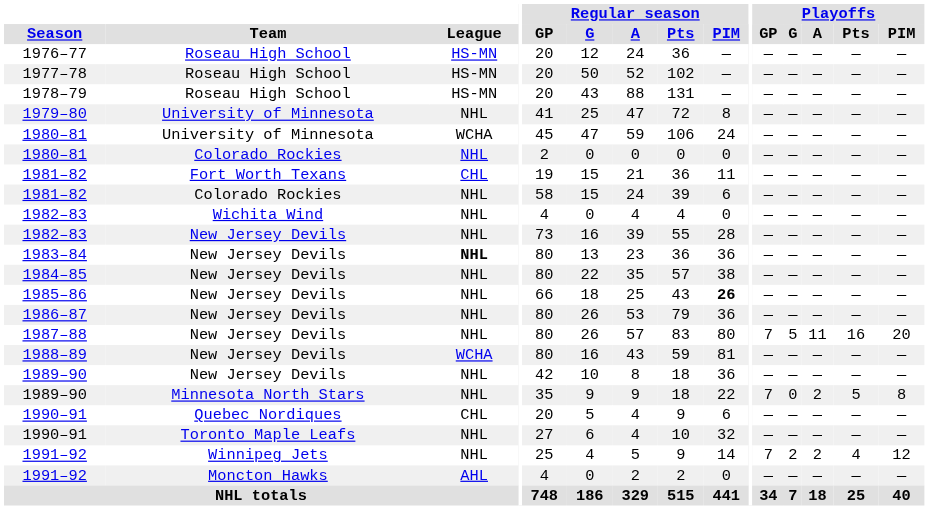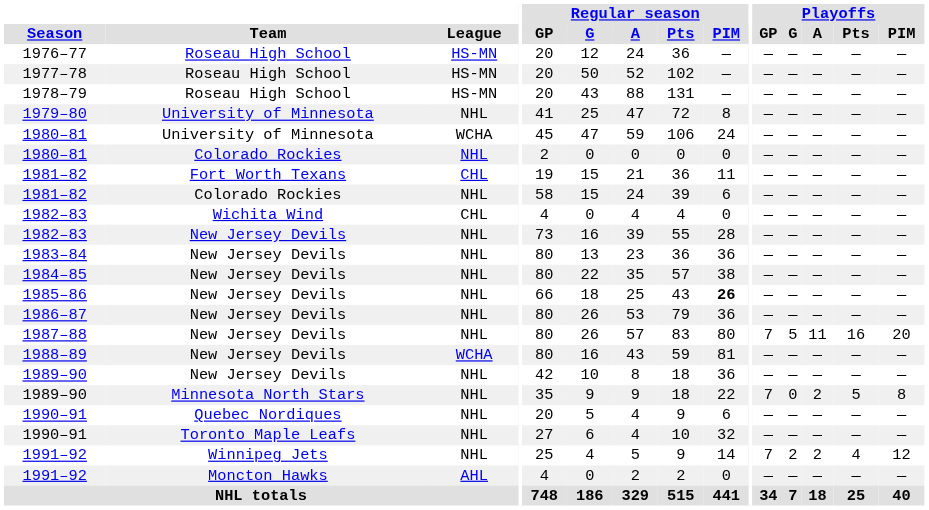(474, 215) NHL -> (474, 215) CHL
(474, 255) bold -> (474, 255) normal
(474, 415) CHL -> (474, 415) NHL
